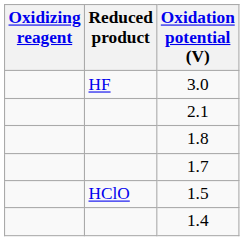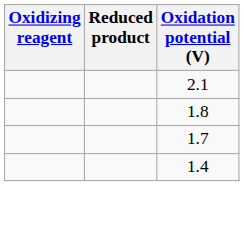- row: (198, 84)
- row: (198, 194)
